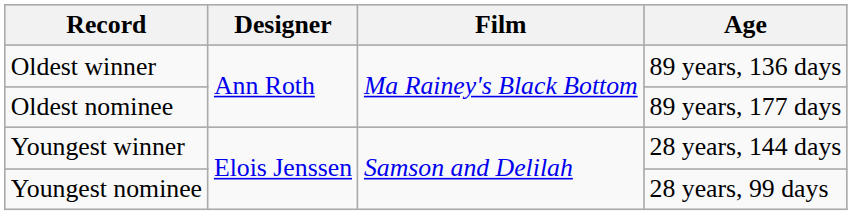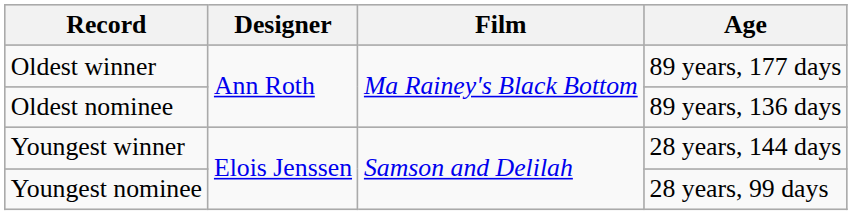(745, 65) 89 years, 136 days -> (745, 65) 89 years, 177 days
(745, 106) 89 years, 177 days -> (745, 106) 89 years, 136 days
